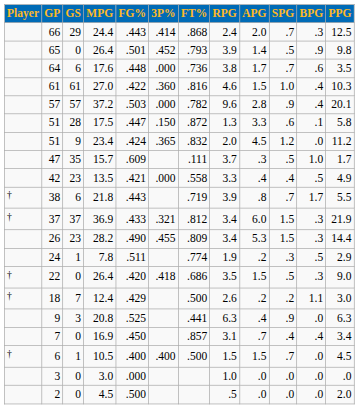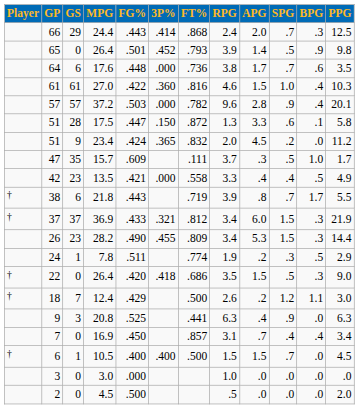(287, 141) 1.2 -> (290, 141) .2
(290, 298) .2 -> (287, 298) 1.2
